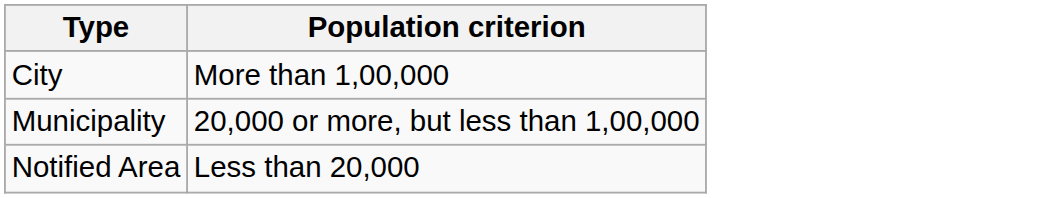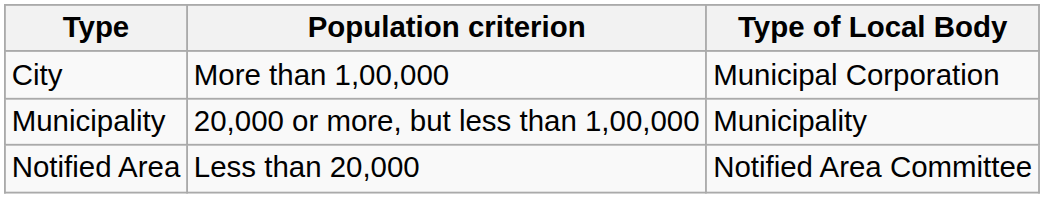+ column: (873, 27)
